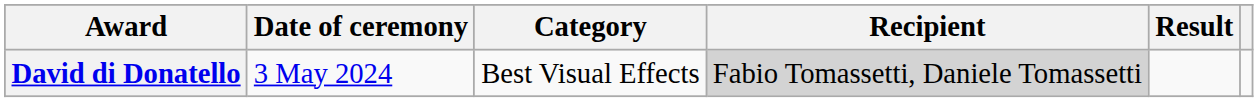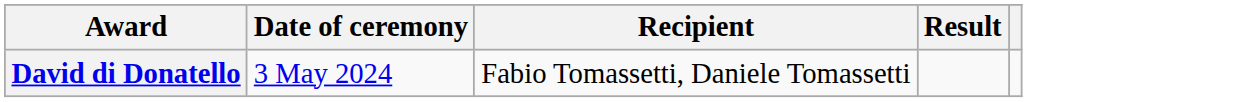- column: (590, 27)
(927, 72) lightgrey background -> (696, 72) no background
